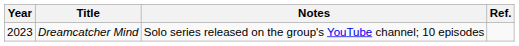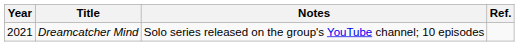(20, 31) 2023 -> (20, 31) 2021
